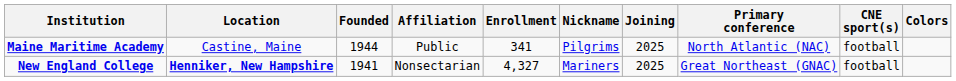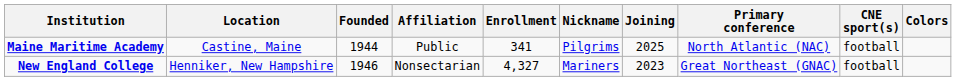(251, 66) bold -> (251, 66) normal
(364, 66) 1941 -> (364, 66) 1946
(650, 66) 2025 -> (650, 66) 2023
